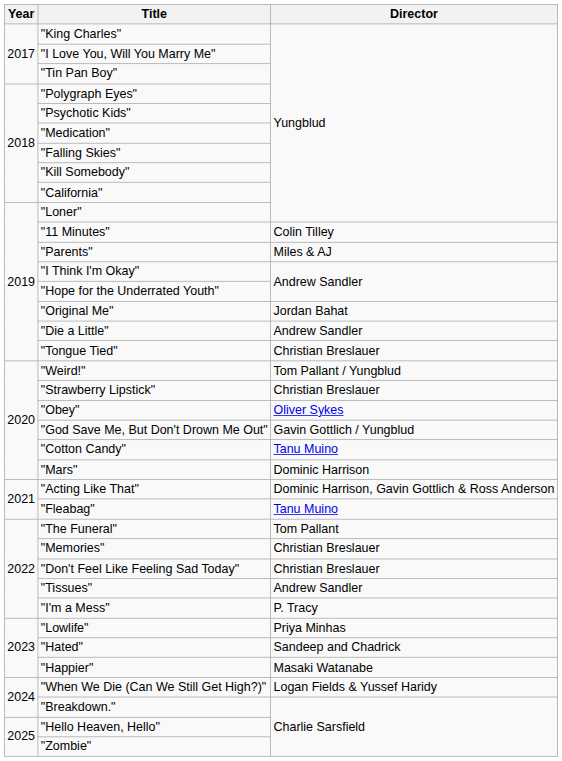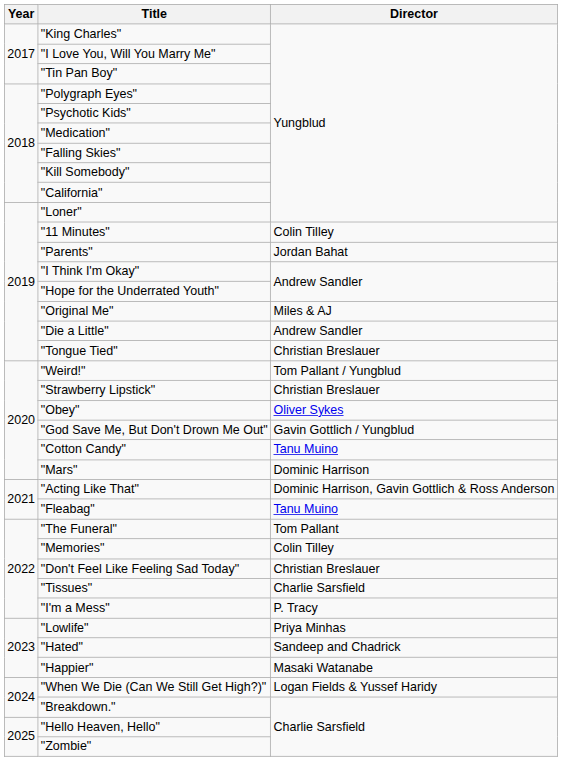(303, 251) Miles & AJ -> (311, 251) Jordan Bahat
(311, 311) Jordan Bahat -> (303, 311) Miles & AJ
(327, 548) Christian Breslauer -> (304, 548) Colin Tilley
(318, 588) Andrew Sandler -> (319, 588) Charlie Sarsfield
